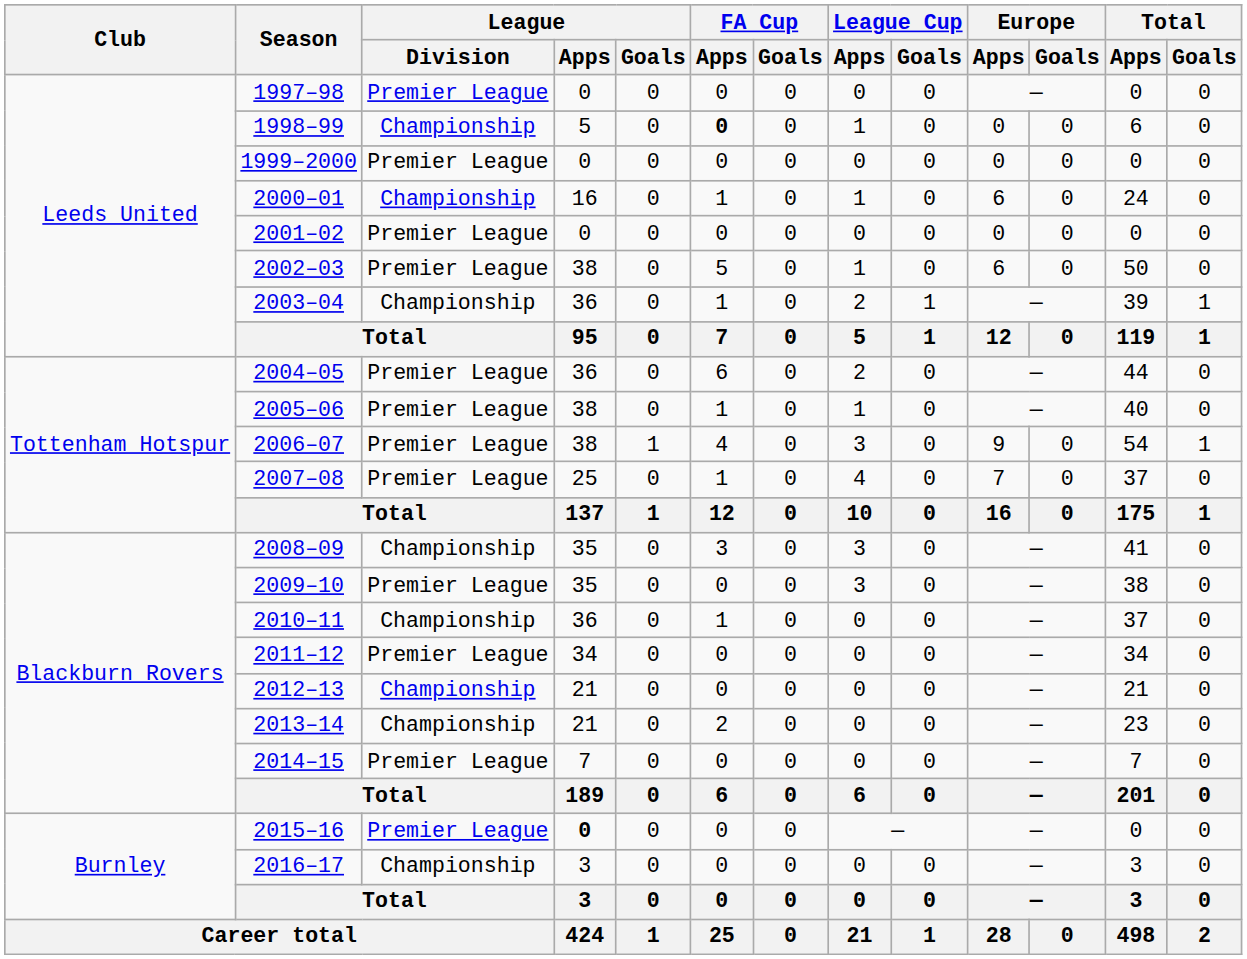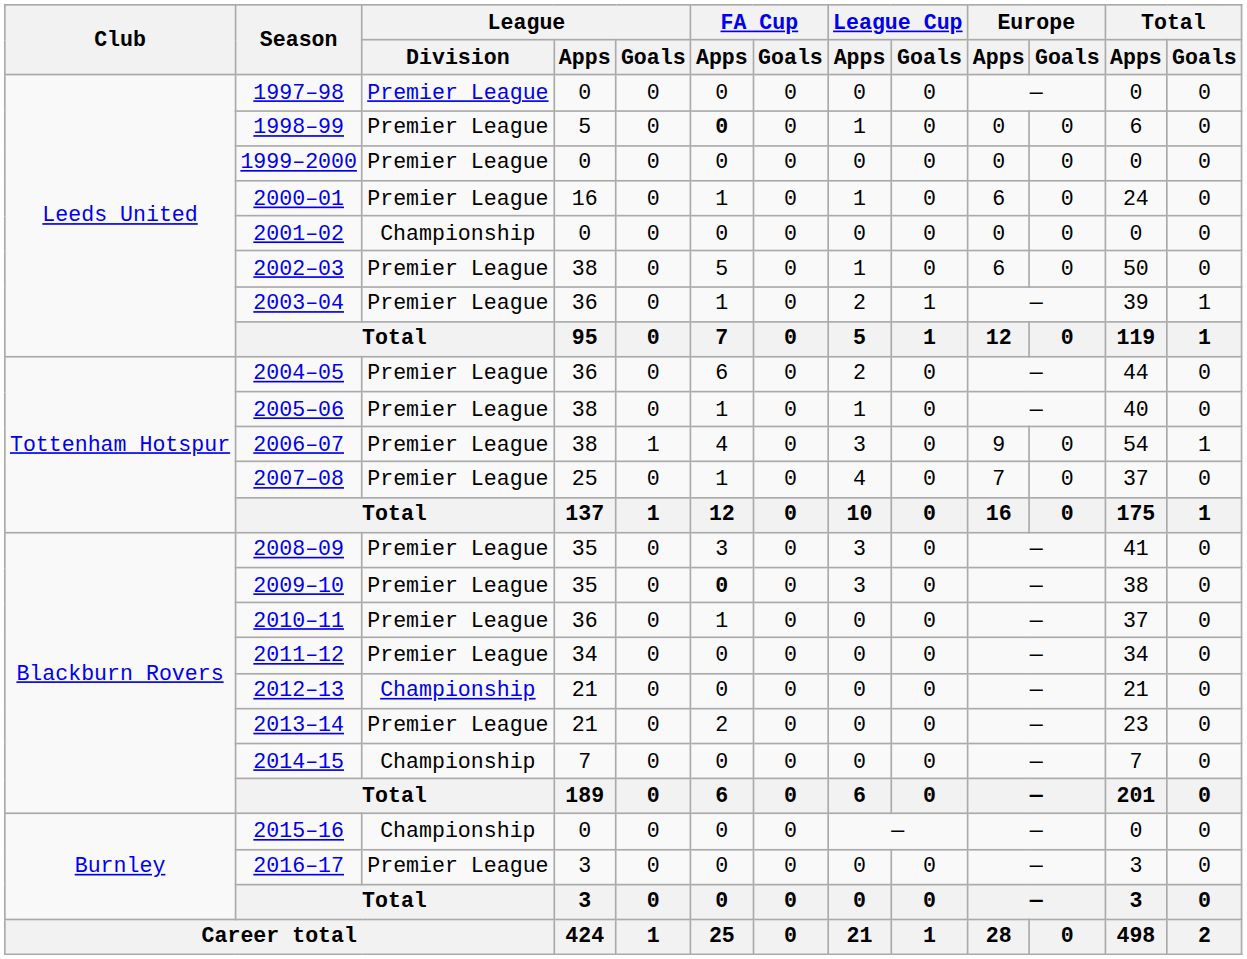(458, 128) Championship -> (458, 128) Premier League
(458, 198) Championship -> (458, 198) Premier League
(458, 233) Premier League -> (458, 233) Championship
(458, 304) Championship -> (458, 304) Premier League
(458, 550) Championship -> (458, 550) Premier League
(722, 585) normal -> (722, 585) bold
(458, 620) Championship -> (458, 620) Premier League
(458, 726) Championship -> (458, 726) Premier League
(458, 761) Premier League -> (458, 761) Championship
(458, 831) Premier League -> (458, 831) Championship
(585, 831) bold -> (585, 831) normal
(458, 867) Championship -> (458, 867) Premier League
